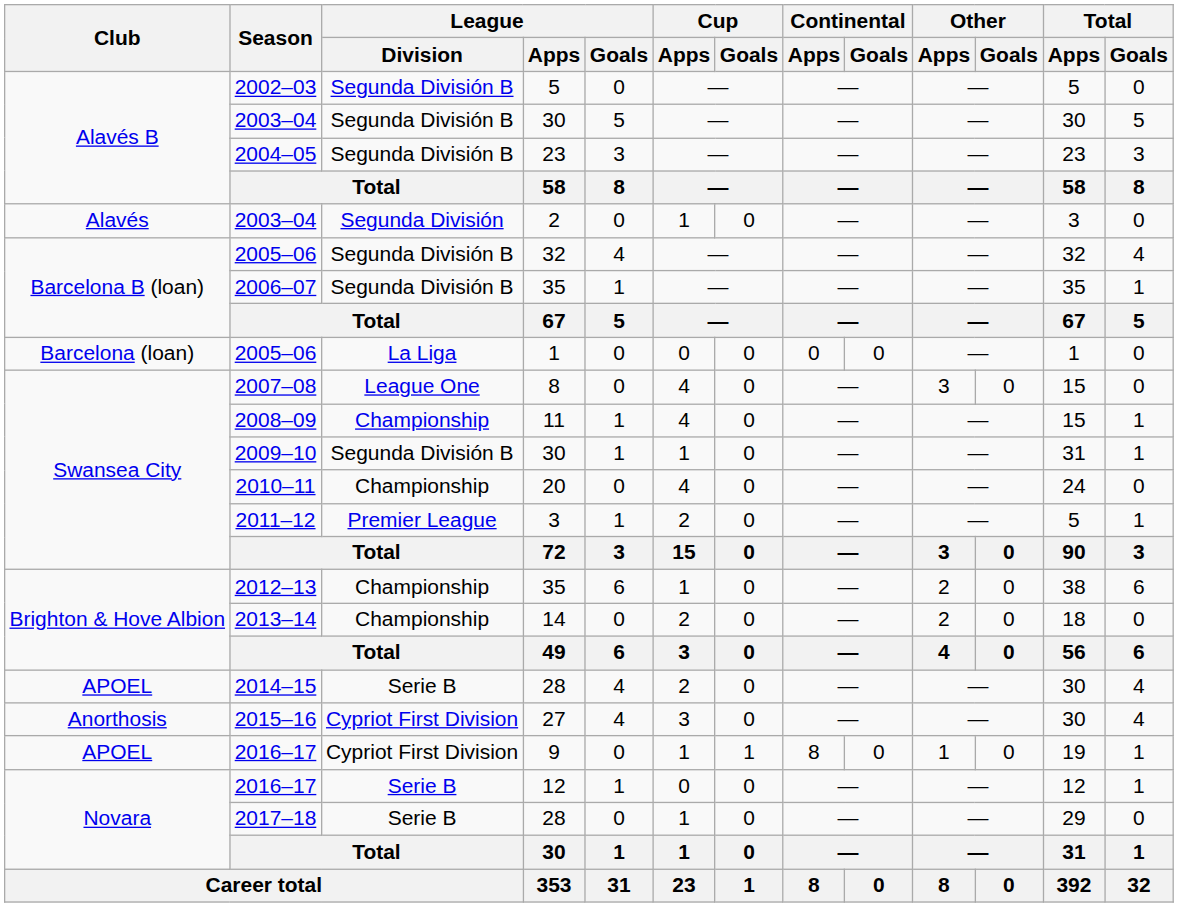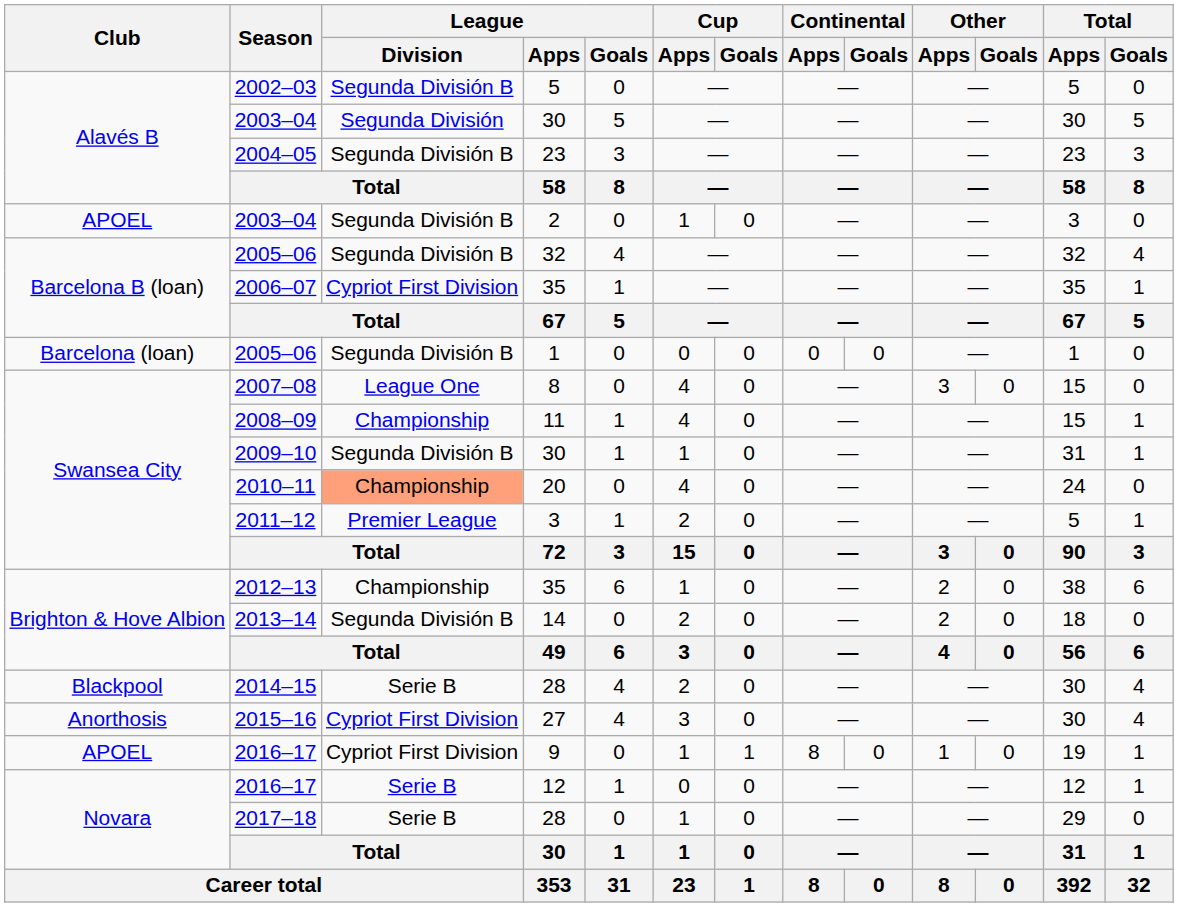(422, 120) Segunda División B -> (422, 120) Segunda División
(117, 220) Alavés -> (117, 220) APOEL
(422, 220) Segunda División -> (422, 220) Segunda División B
(422, 287) Segunda División B -> (422, 287) Cypriot First Division
(422, 353) La Liga -> (422, 353) Segunda División B
(422, 486) no background -> (422, 486) lightsalmon background
(422, 619) Championship -> (422, 619) Segunda División B
(117, 685) APOEL -> (117, 685) Blackpool
